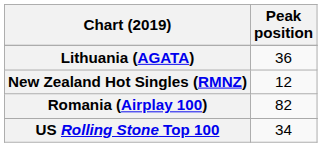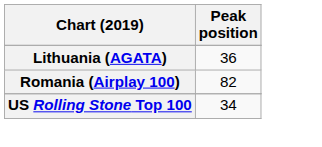- row: (127, 81)
